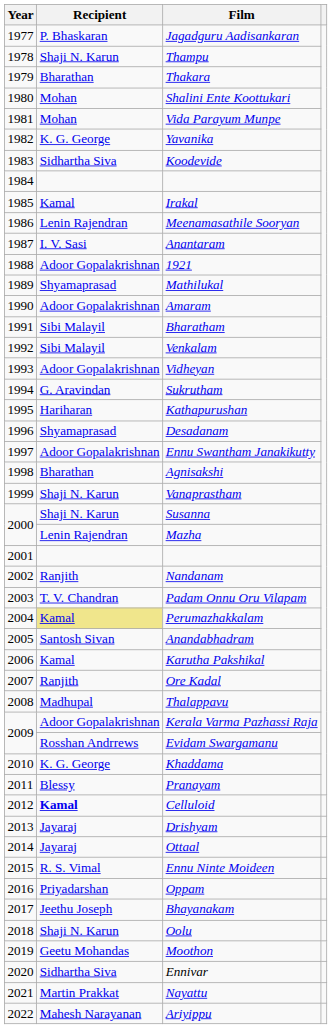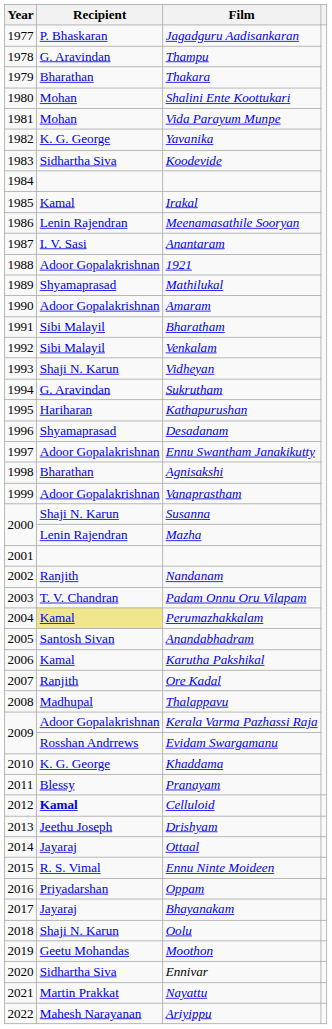(79, 56) Shaji N. Karun -> (75, 56) G. Aravindan
(100, 368) Adoor Gopalakrishnan -> (79, 368) Shaji N. Karun
(79, 493) Shaji N. Karun -> (100, 493) Adoor Gopalakrishnan
(58, 826) Jayaraj -> (76, 826) Jeethu Joseph
(76, 909) Jeethu Joseph -> (58, 909) Jayaraj
